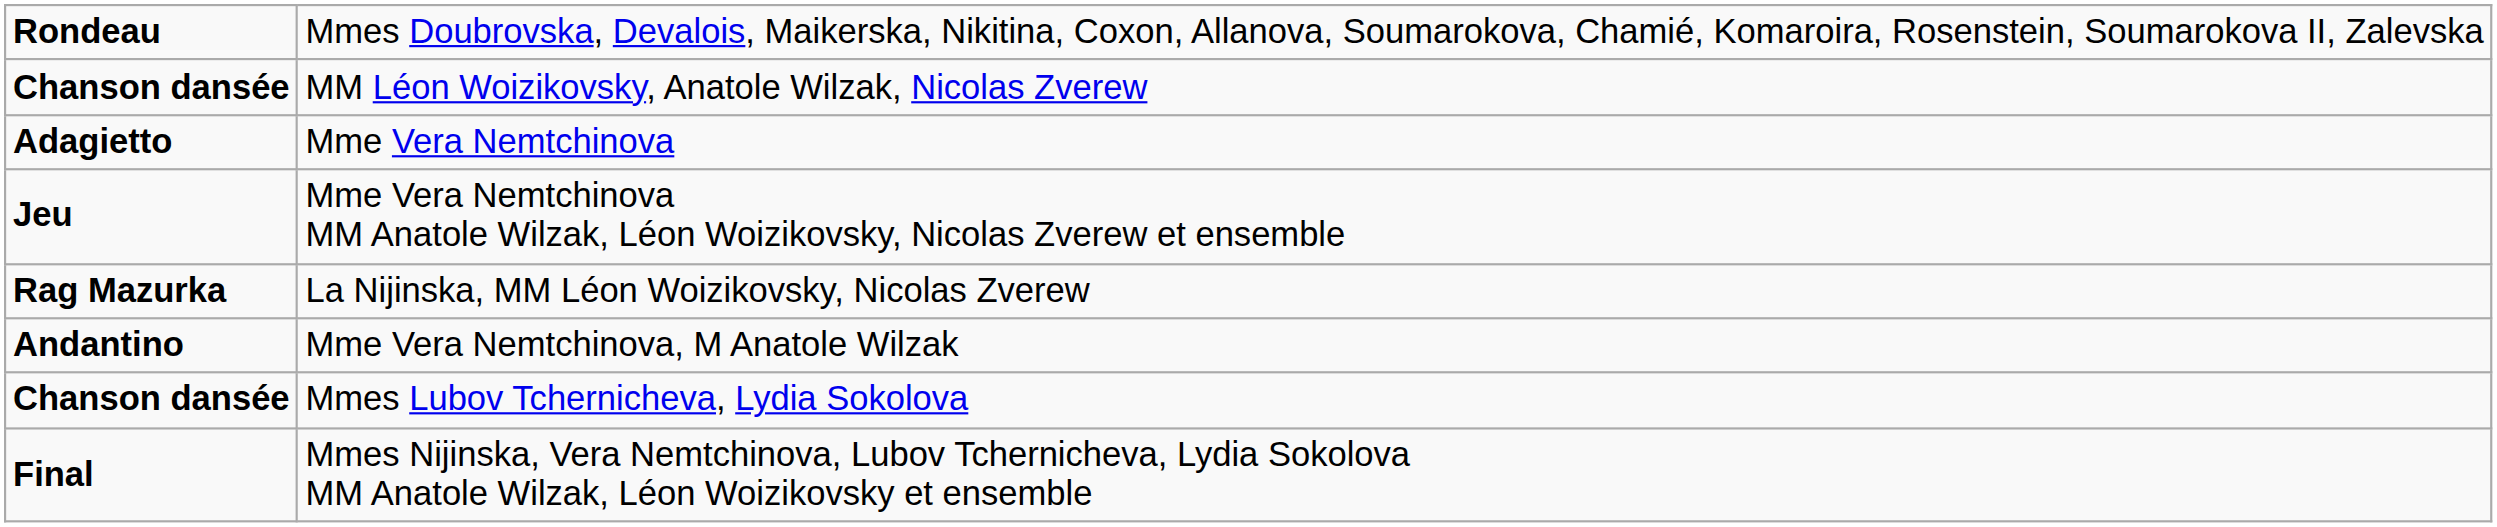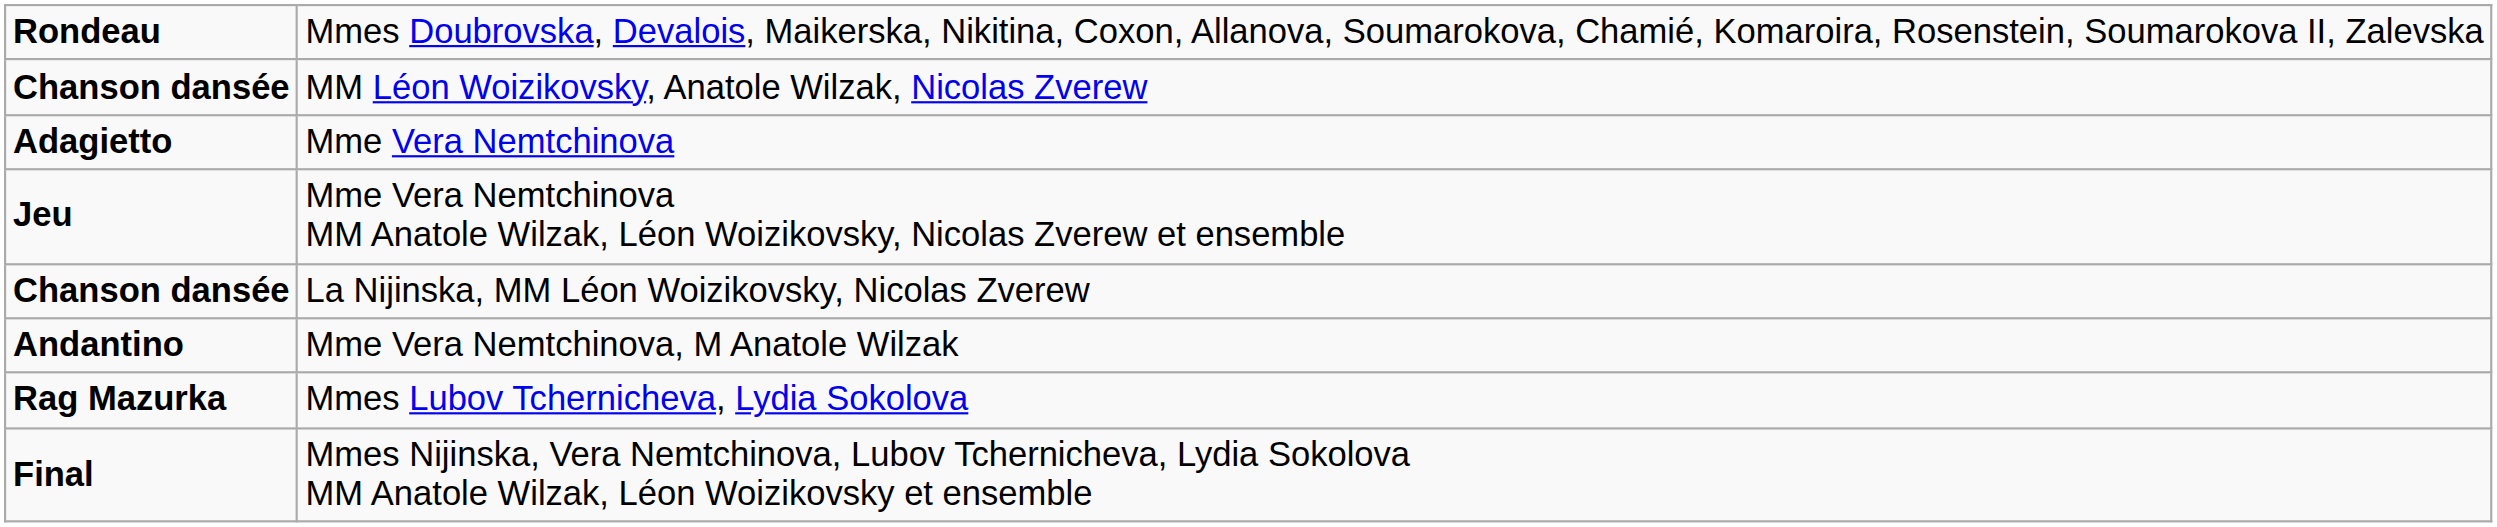(120, 290) Rag Mazurka -> (151, 290) Chanson dansée
(151, 399) Chanson dansée -> (120, 399) Rag Mazurka
